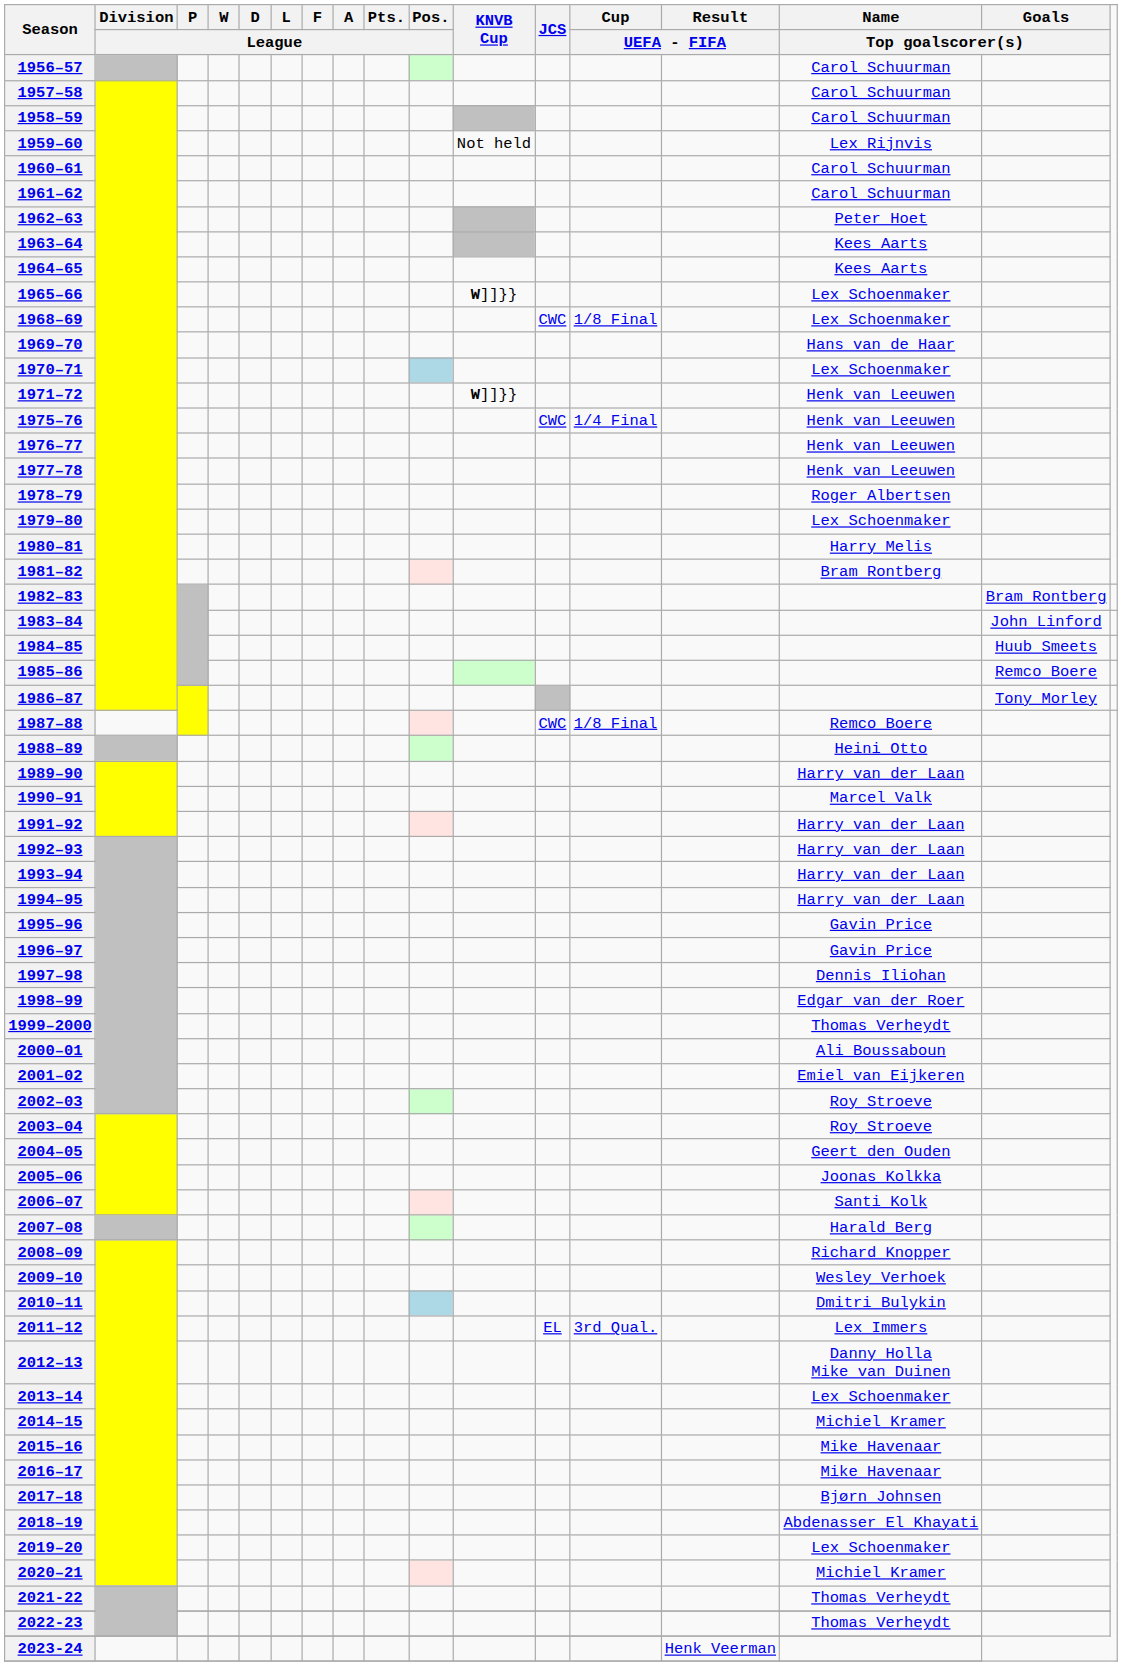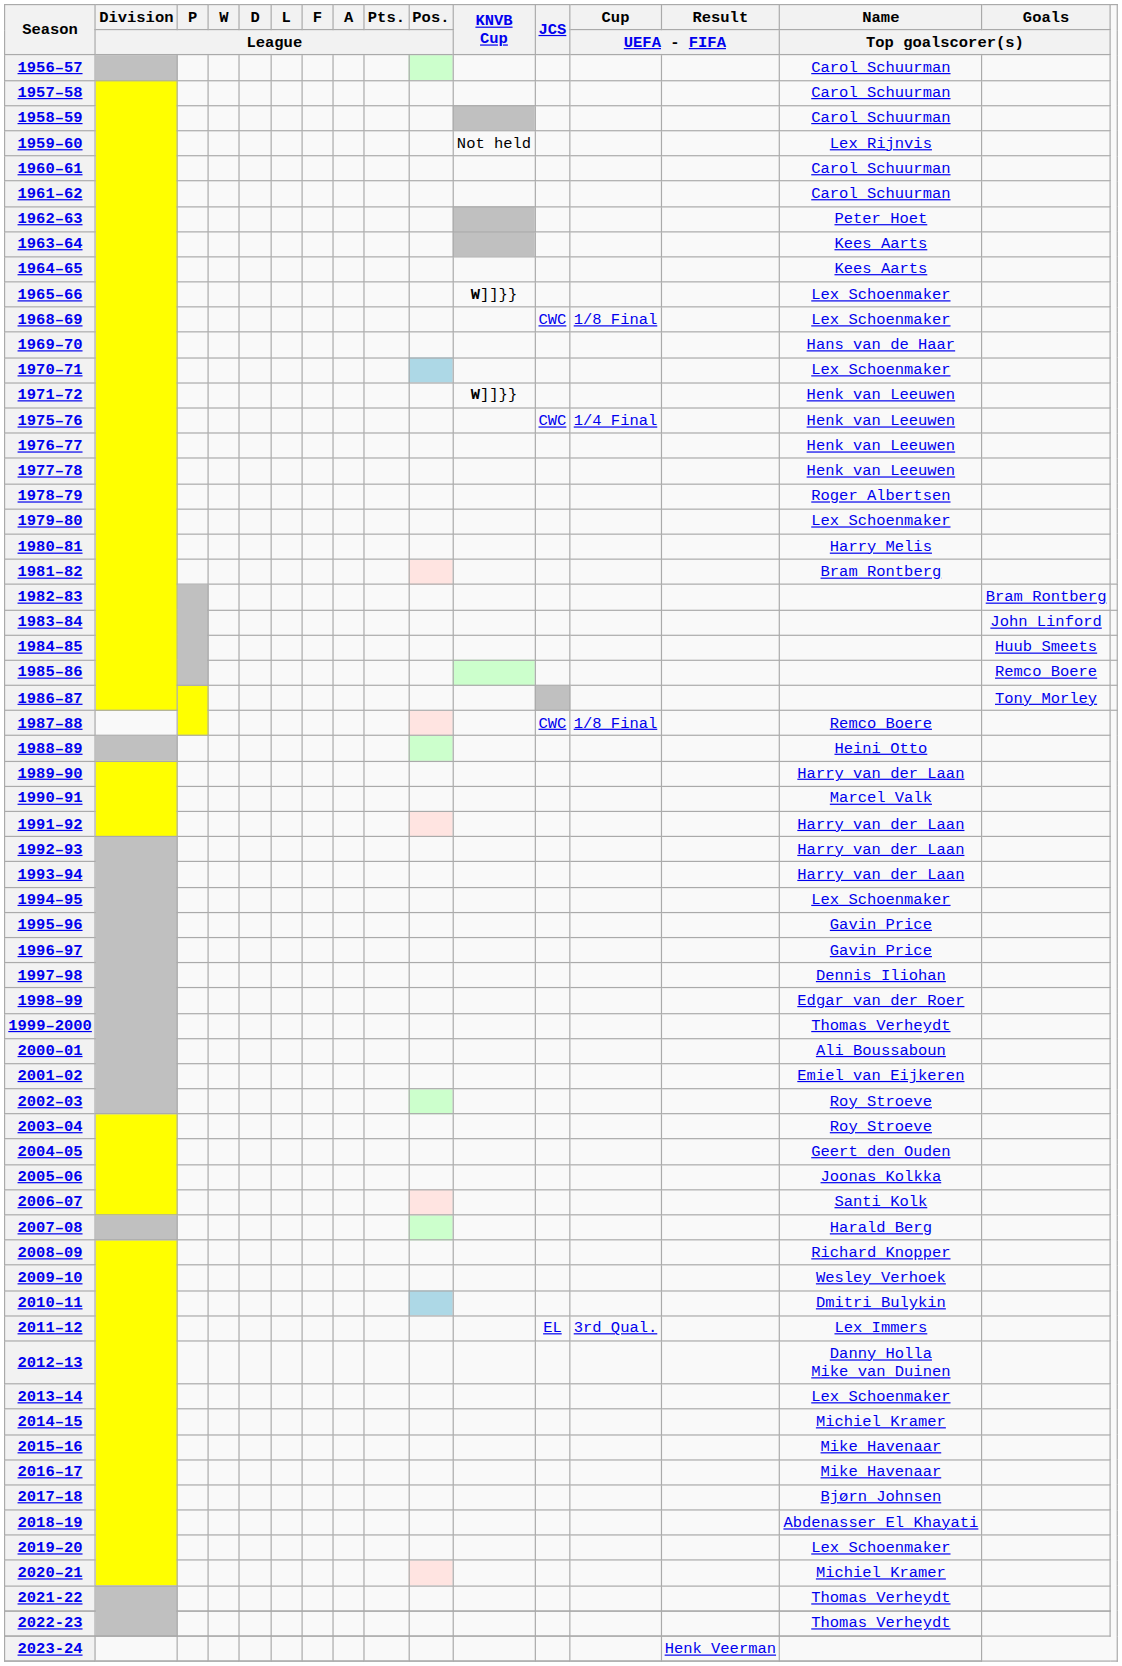(881, 900) Harry van der Laan -> (881, 900) Lex Schoenmaker
